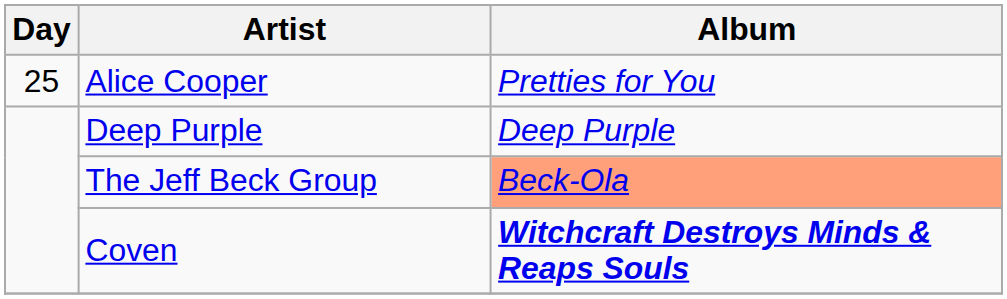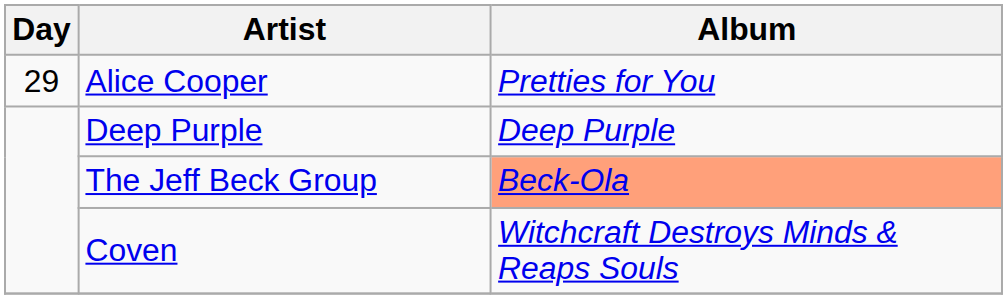(42, 80) 25 -> (42, 80) 29
(715, 249) bold -> (698, 249) normal
